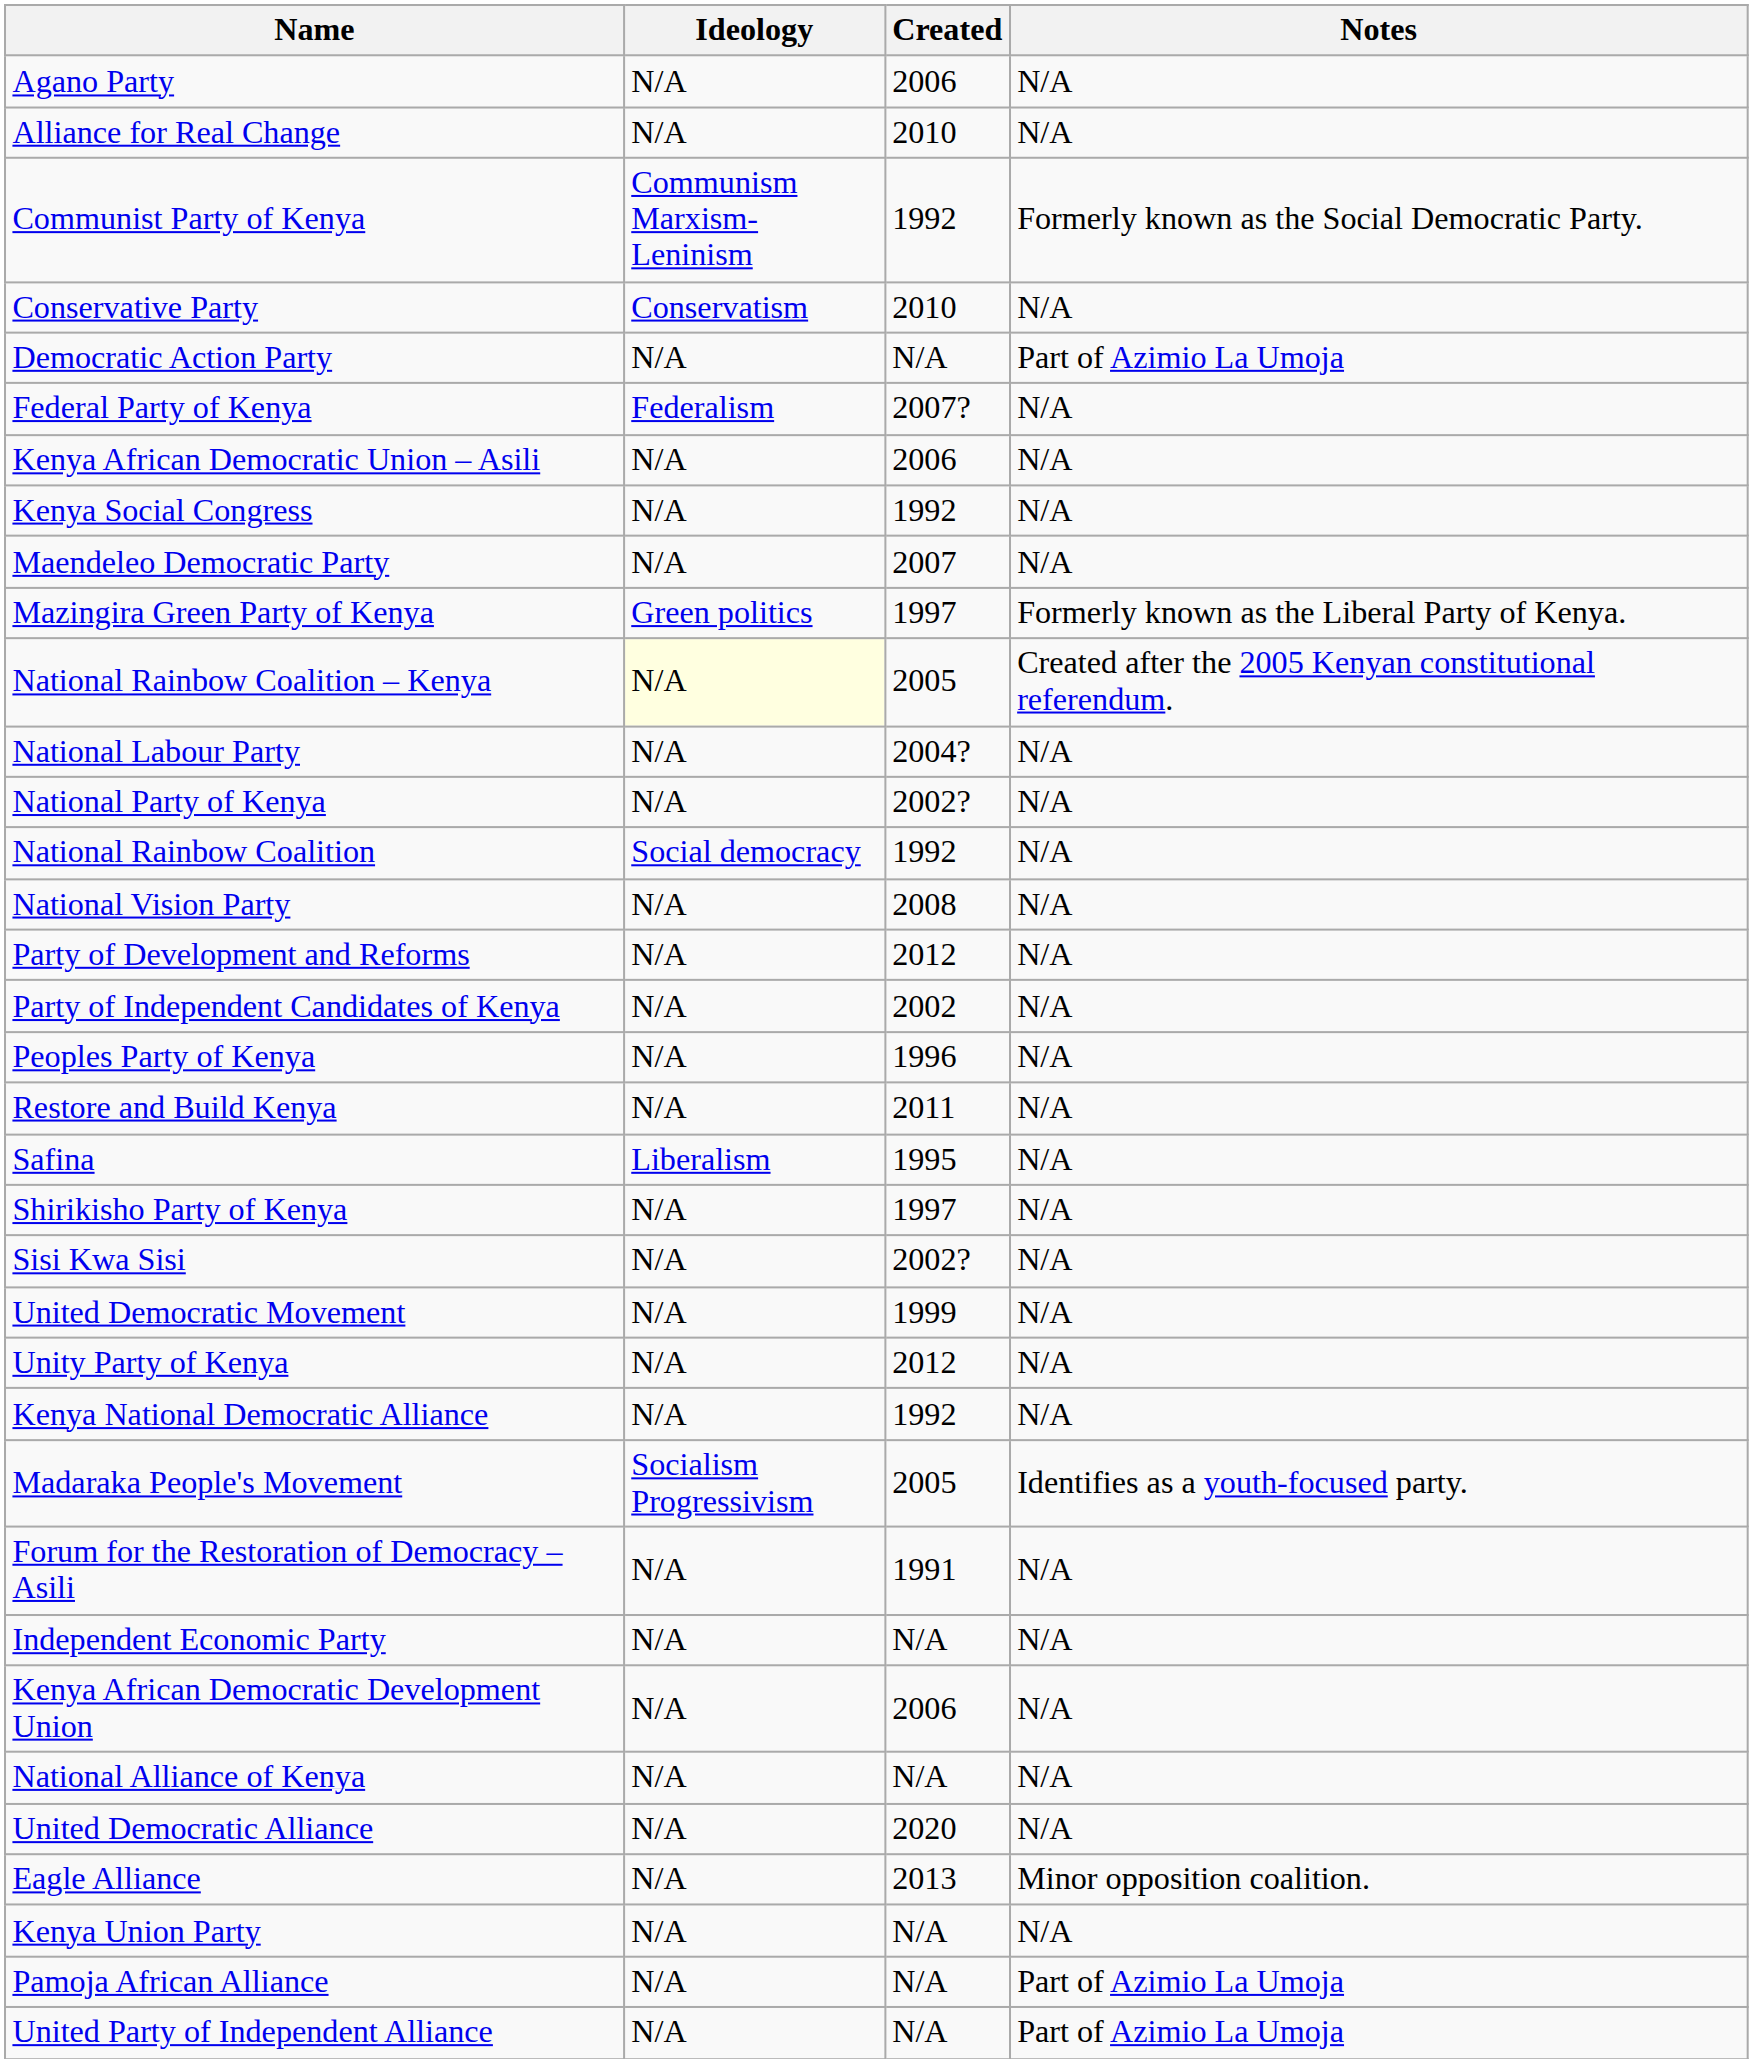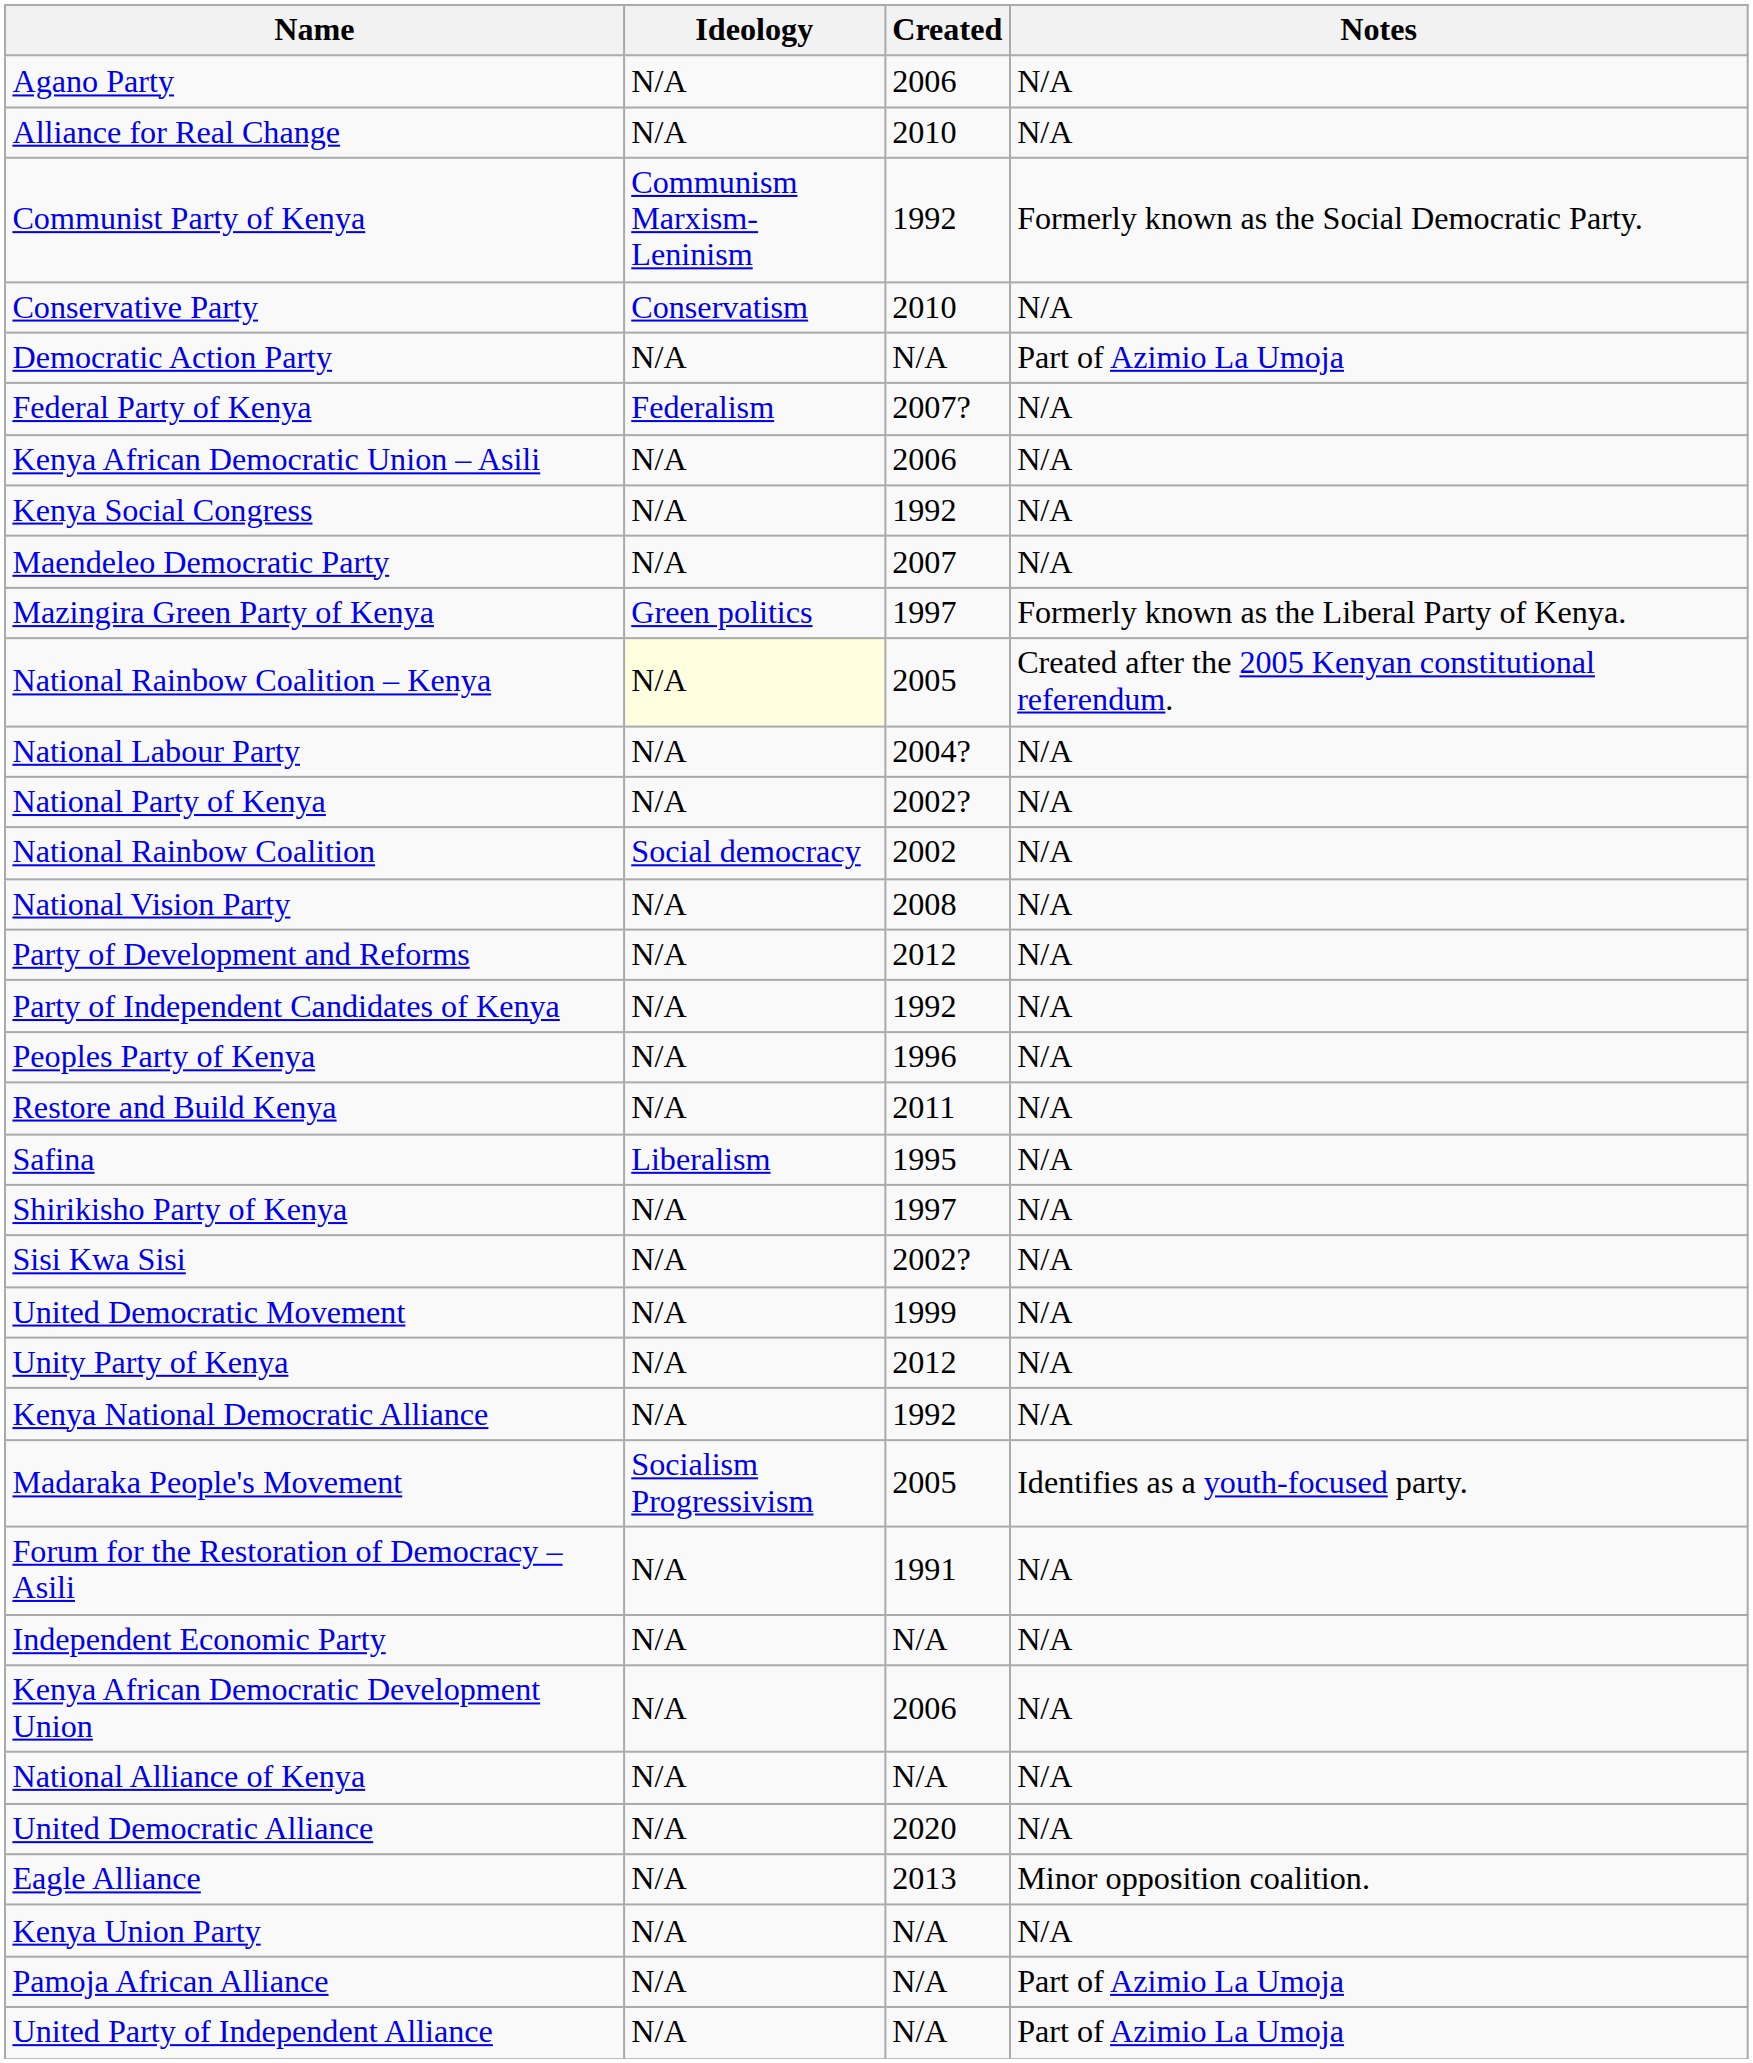(924, 852) 1992 -> (924, 852) 2002
(924, 1005) 2002 -> (924, 1005) 1992
